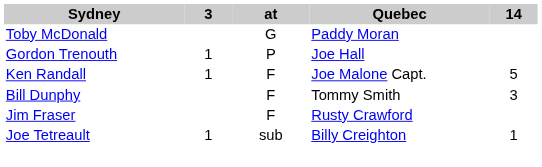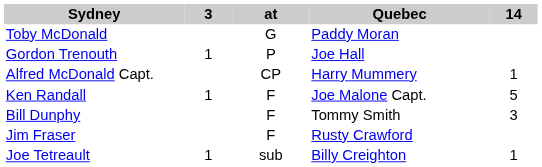+ row: (80, 74)
